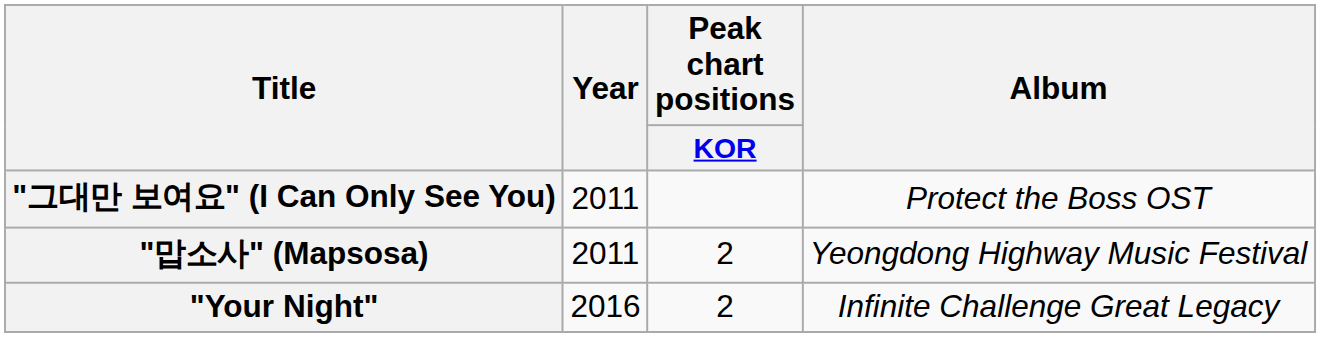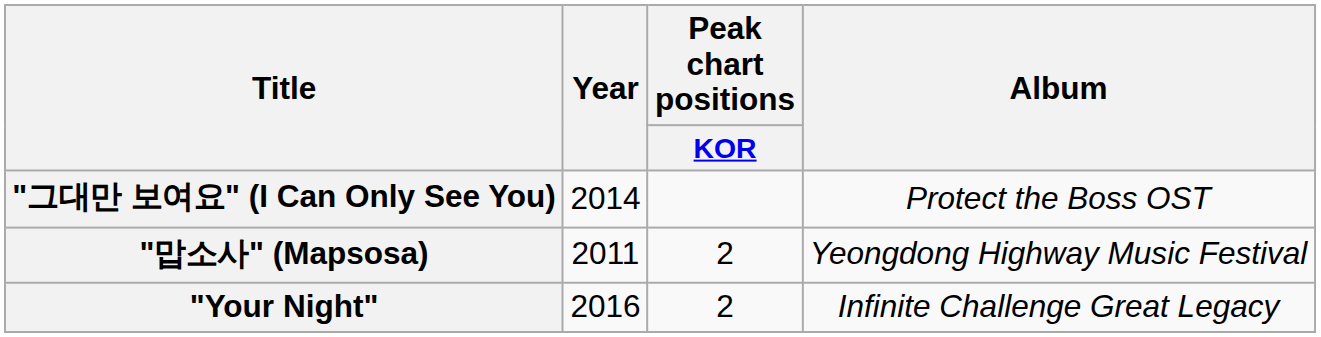(605, 198) 2011 -> (605, 198) 2014
